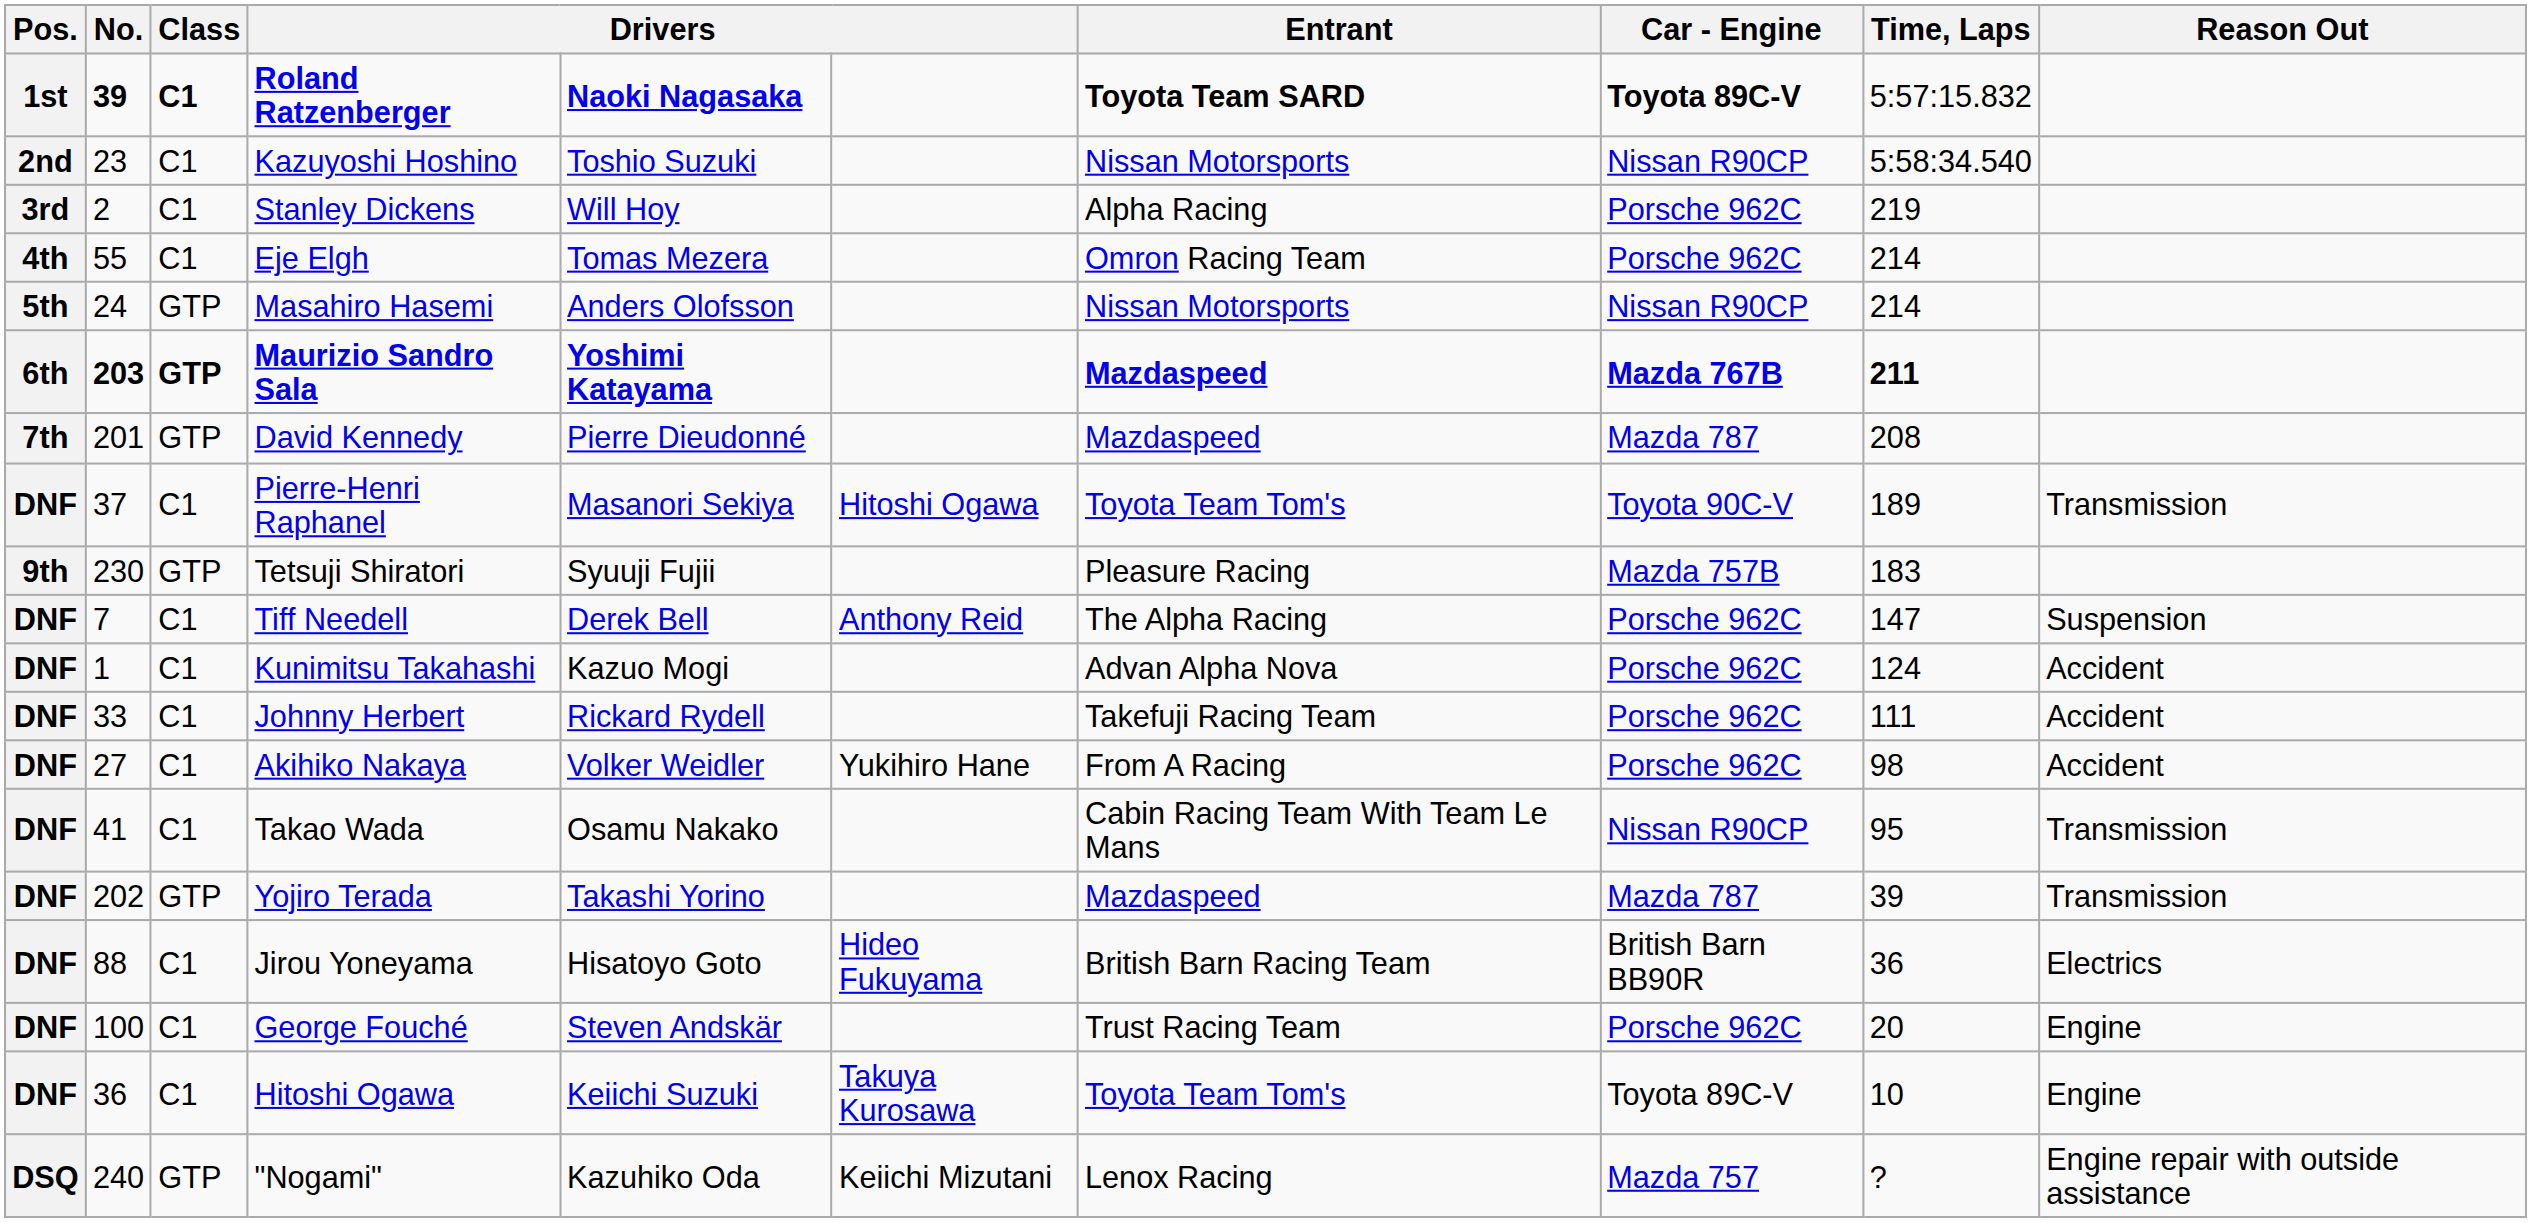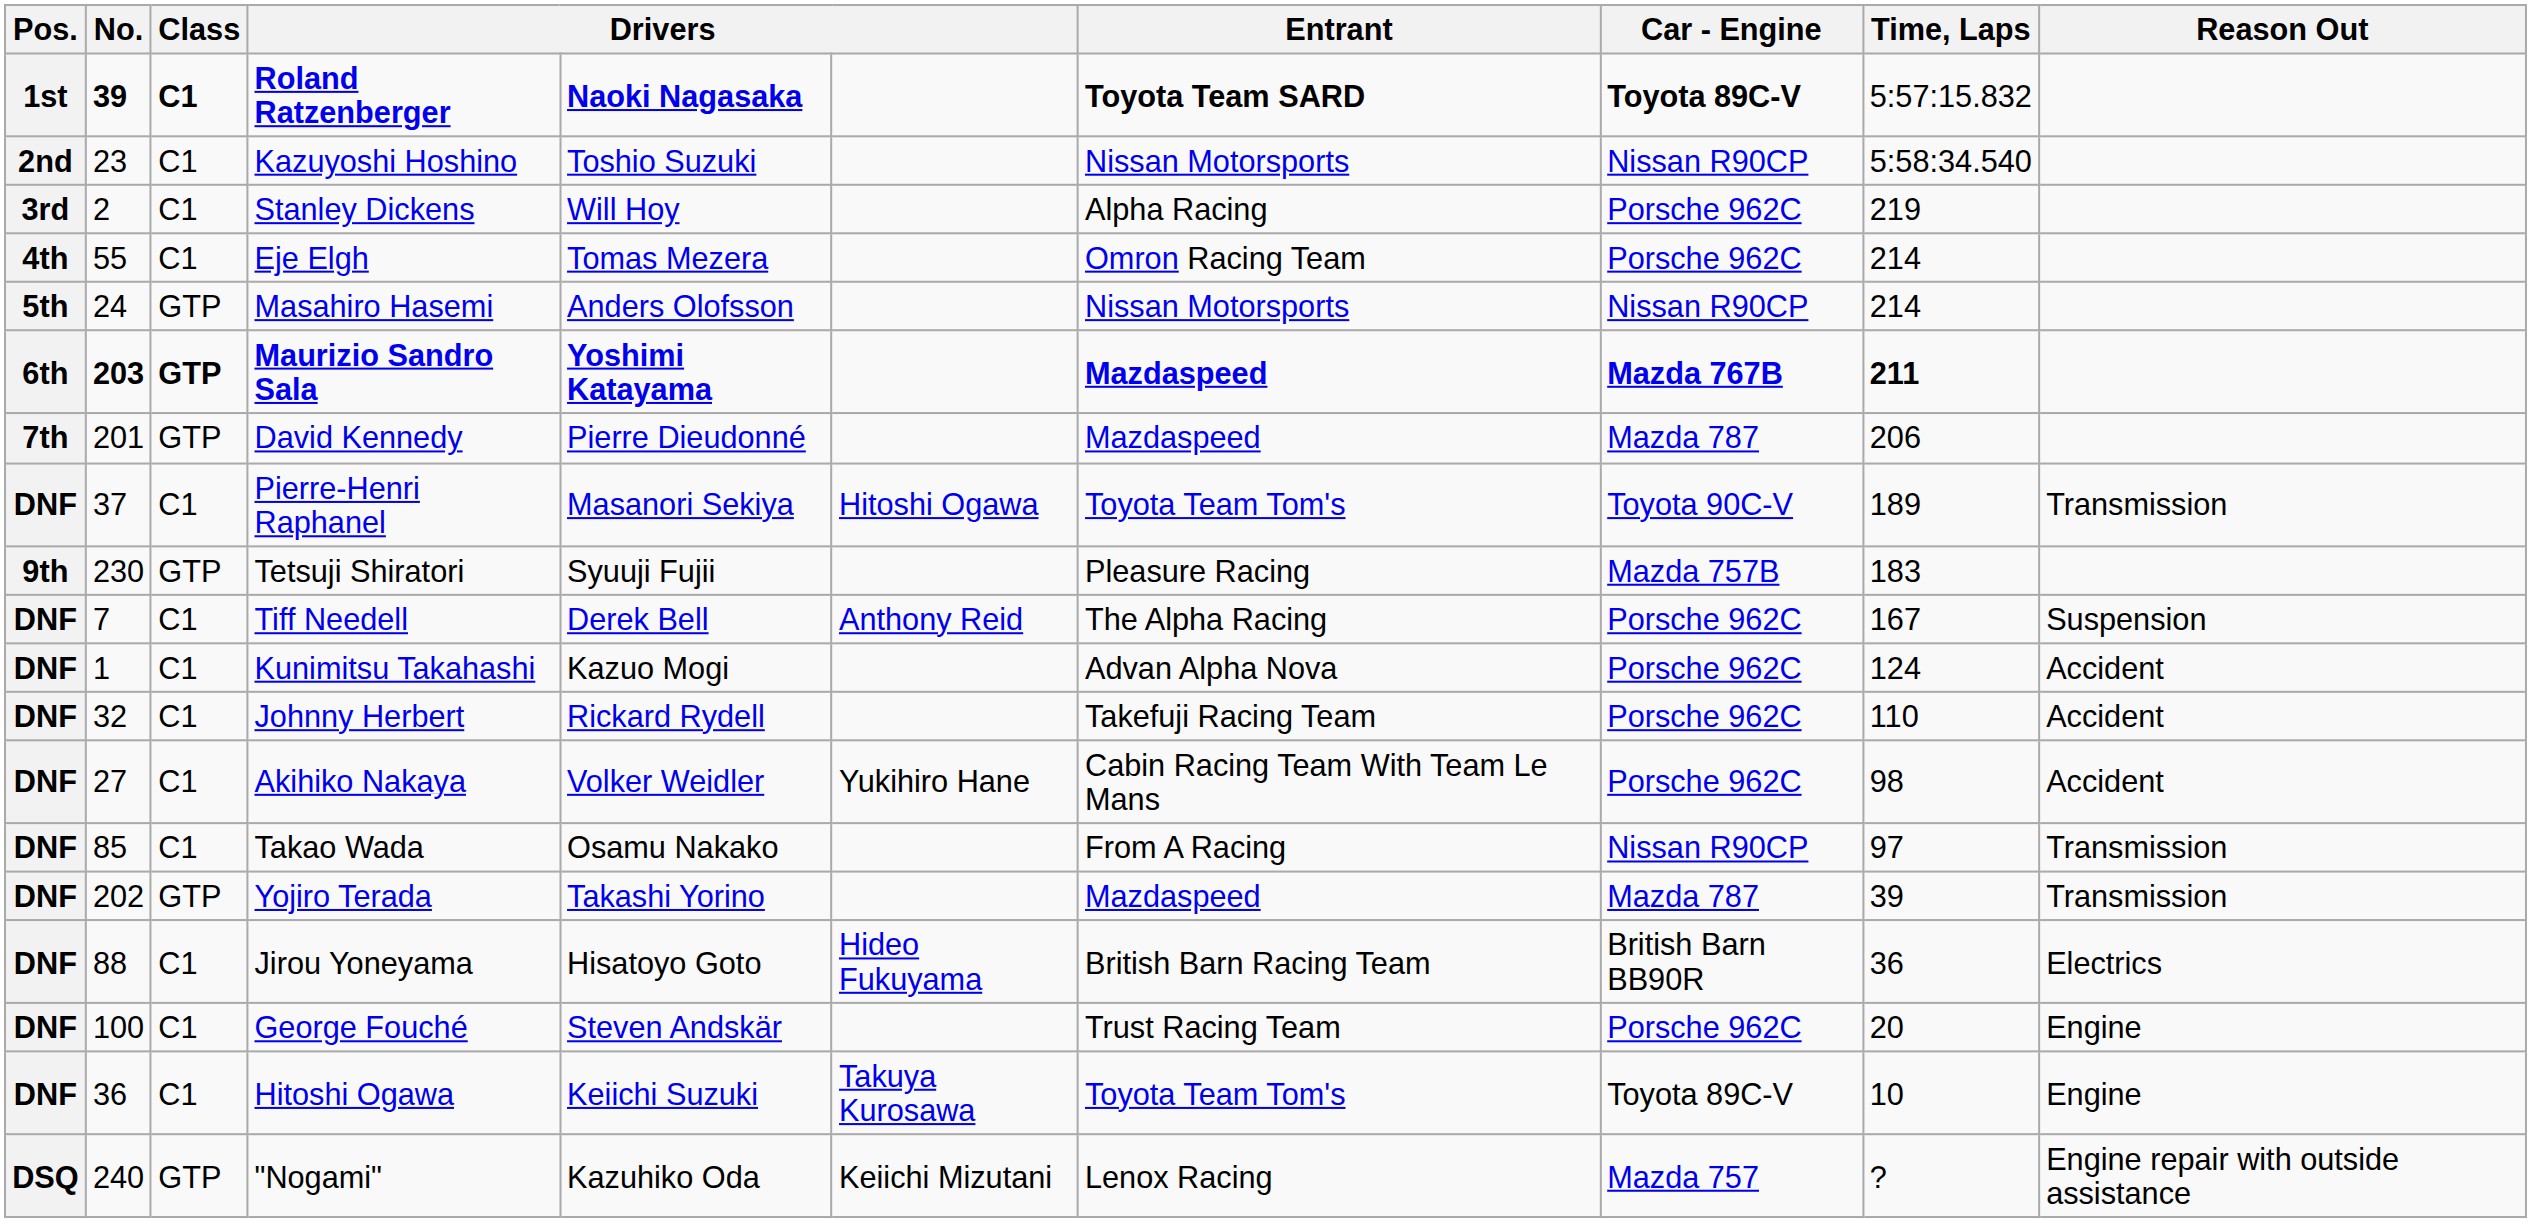(1895, 438) 208 -> (1895, 438) 206
(1895, 619) 147 -> (1895, 619) 167
(110, 716) 33 -> (110, 716) 32
(1893, 716) 111 -> (1894, 716) 110
(1186, 764) From A Racing -> (1316, 782) Cabin Racing Team With Team Le Mans
(110, 830) 41 -> (110, 847) 85
(1316, 830) Cabin Racing Team With Team Le Mans -> (1186, 847) From A Racing
(1887, 830) 95 -> (1887, 847) 97
